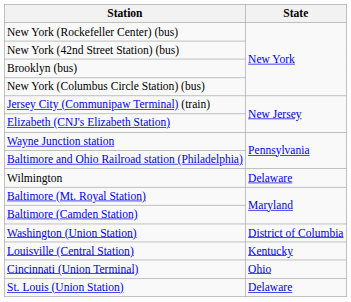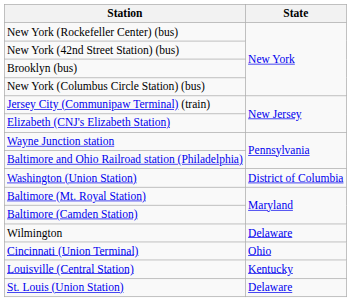rows swapped: (35, 178) <-> (72, 232)
rows swapped: (73, 269) <-> (70, 251)
